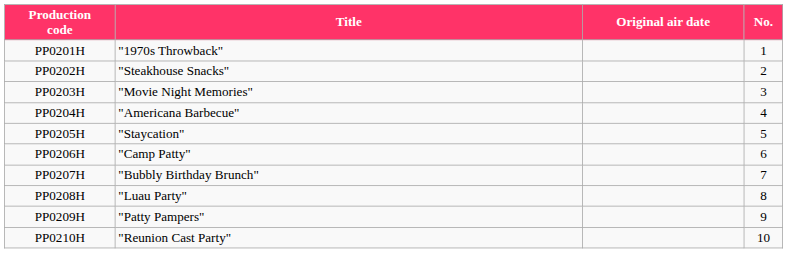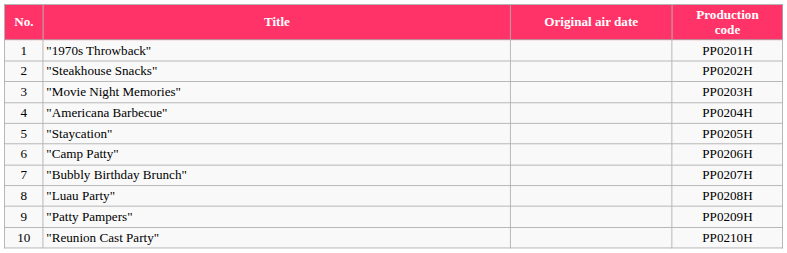columns swapped: (763, 22) <-> (60, 22)
